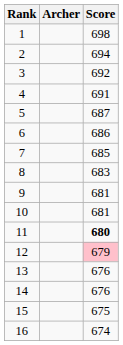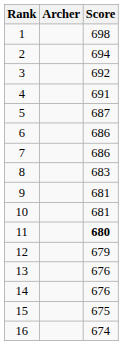(101, 152) 685 -> (101, 152) 686
(101, 251) pink background -> (101, 251) no background
